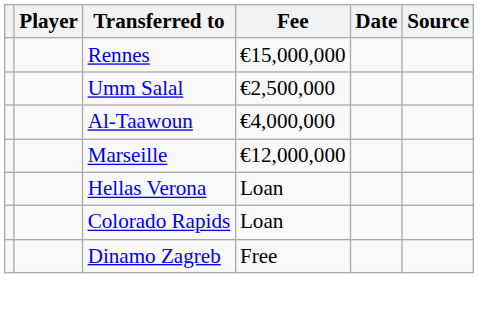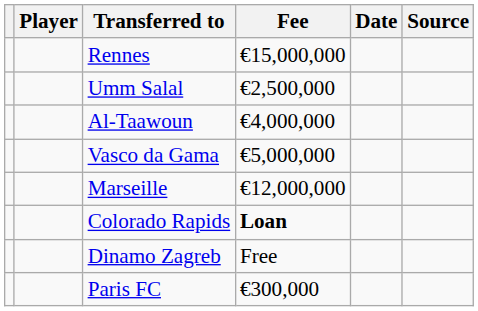+ row: (153, 155)
- row: (147, 188)
(262, 222) normal -> (263, 222) bold
+ row: (124, 289)
